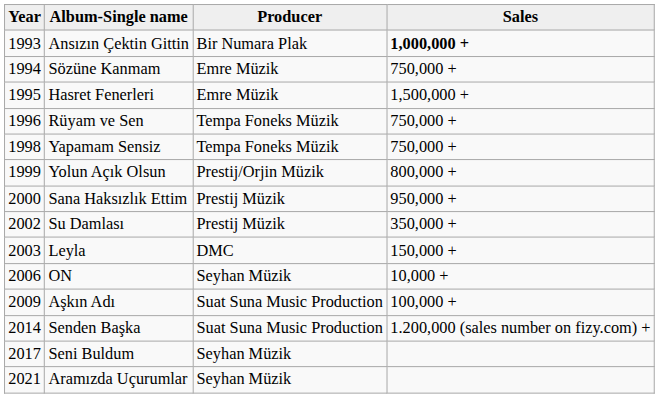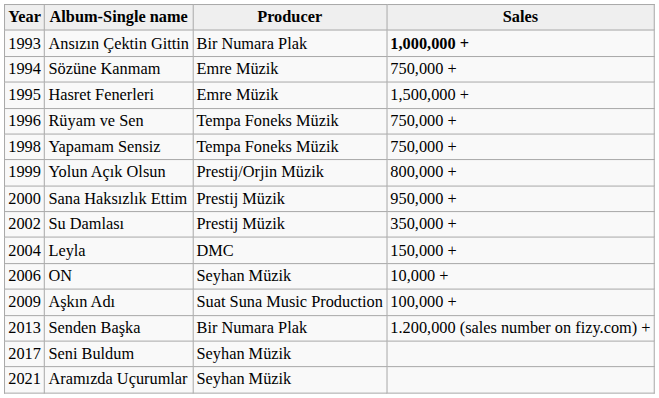(25, 250) 2003 -> (25, 250) 2004
(25, 328) 2014 -> (25, 328) 2013
(290, 328) Suat Suna Music Production -> (252, 328) Bir Numara Plak
